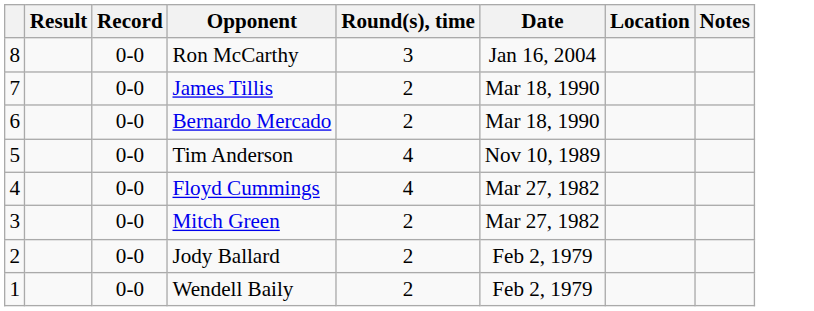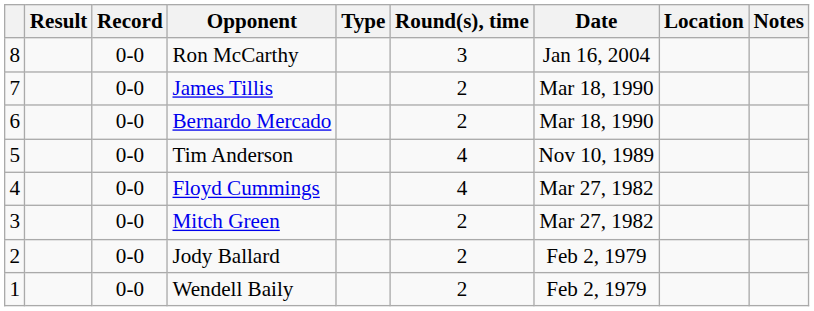+ column: (363, 21)
